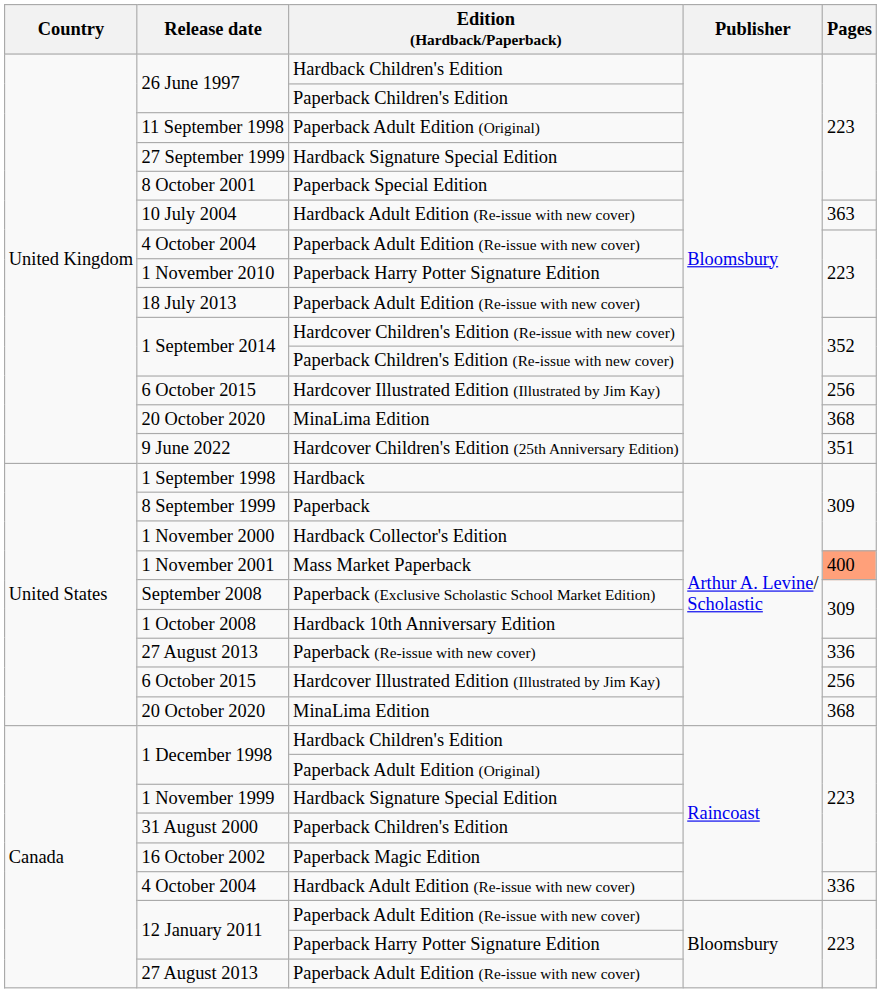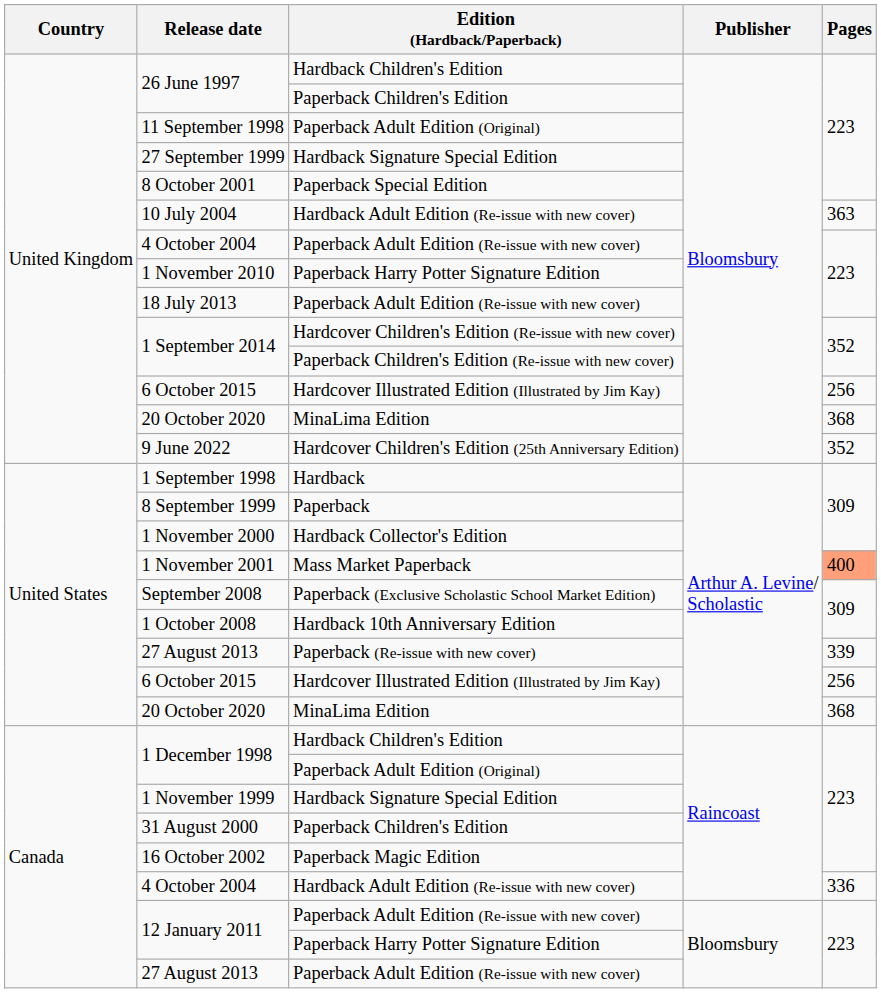(841, 448) 351 -> (841, 448) 352
(841, 652) 336 -> (841, 652) 339
